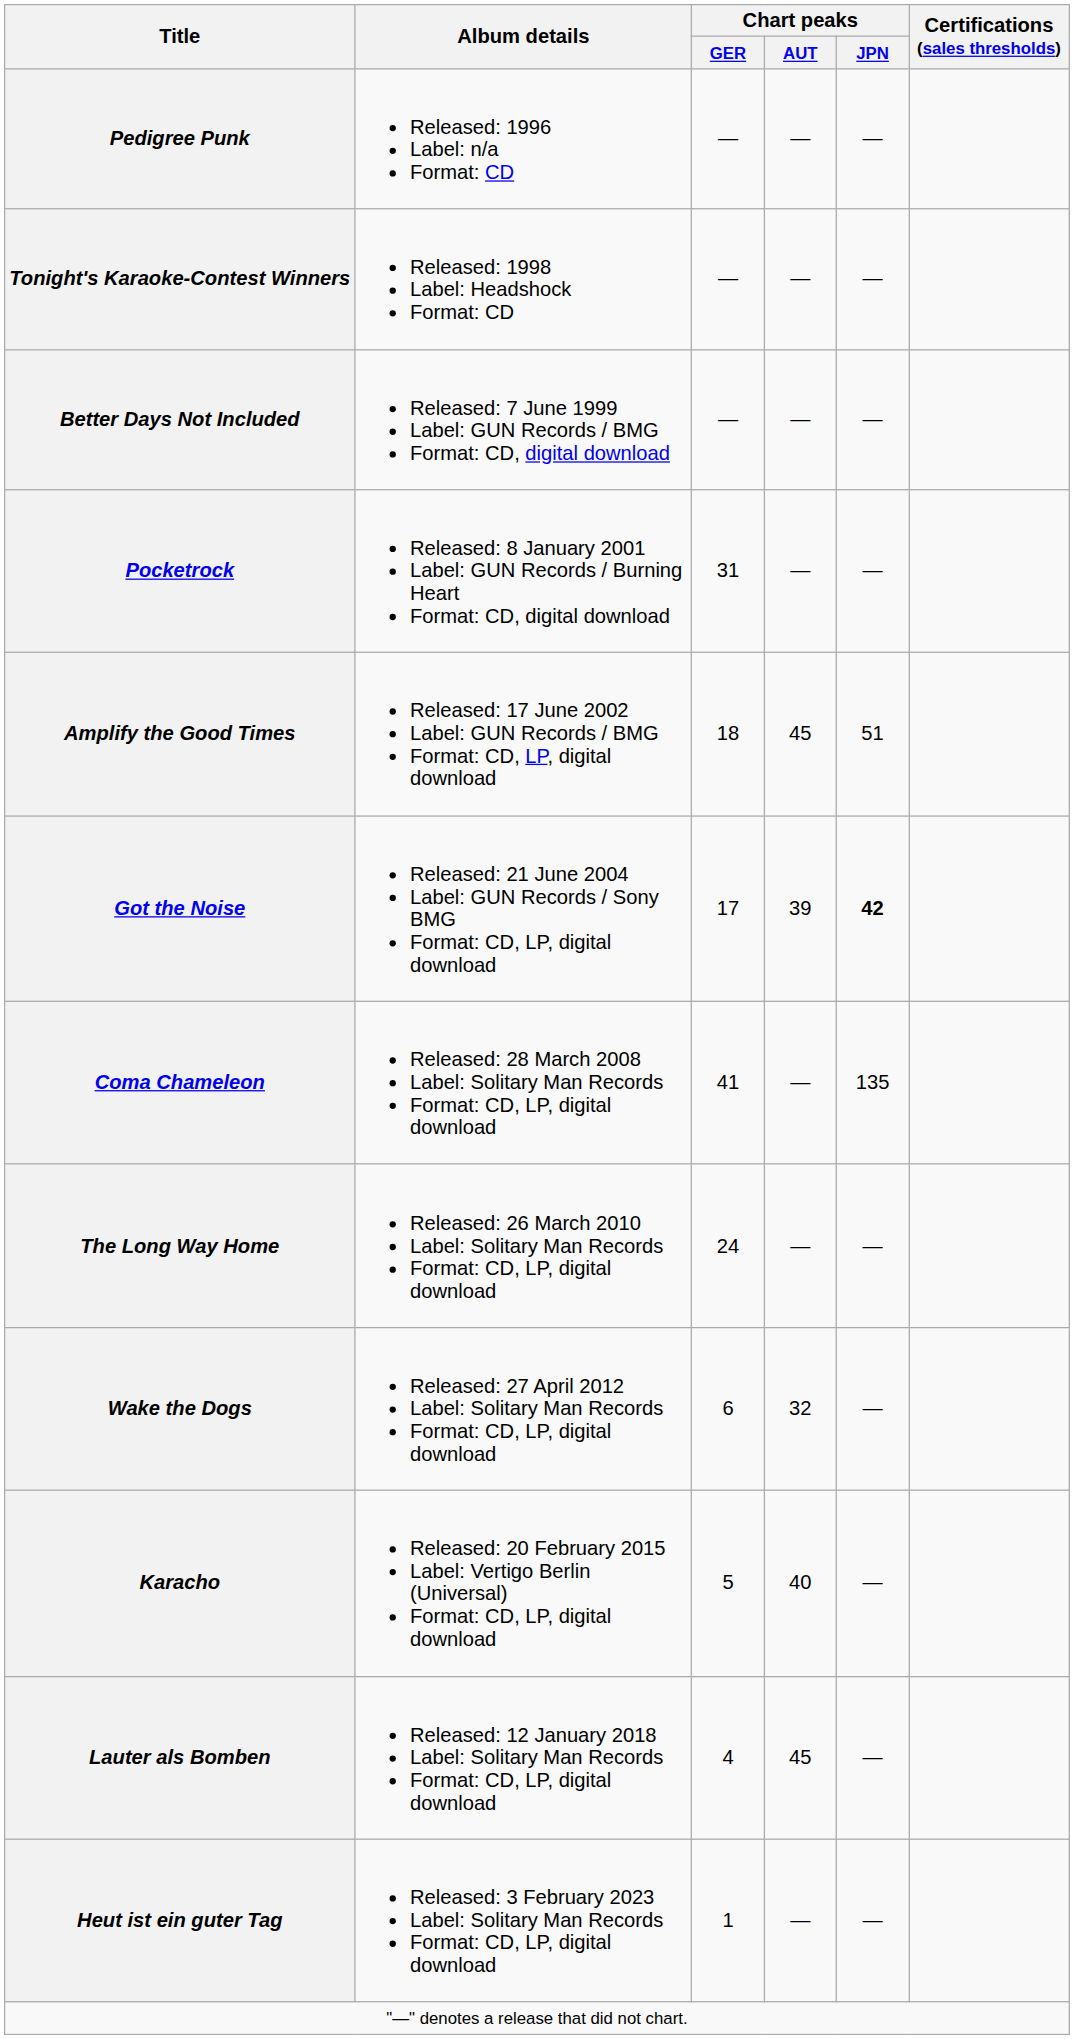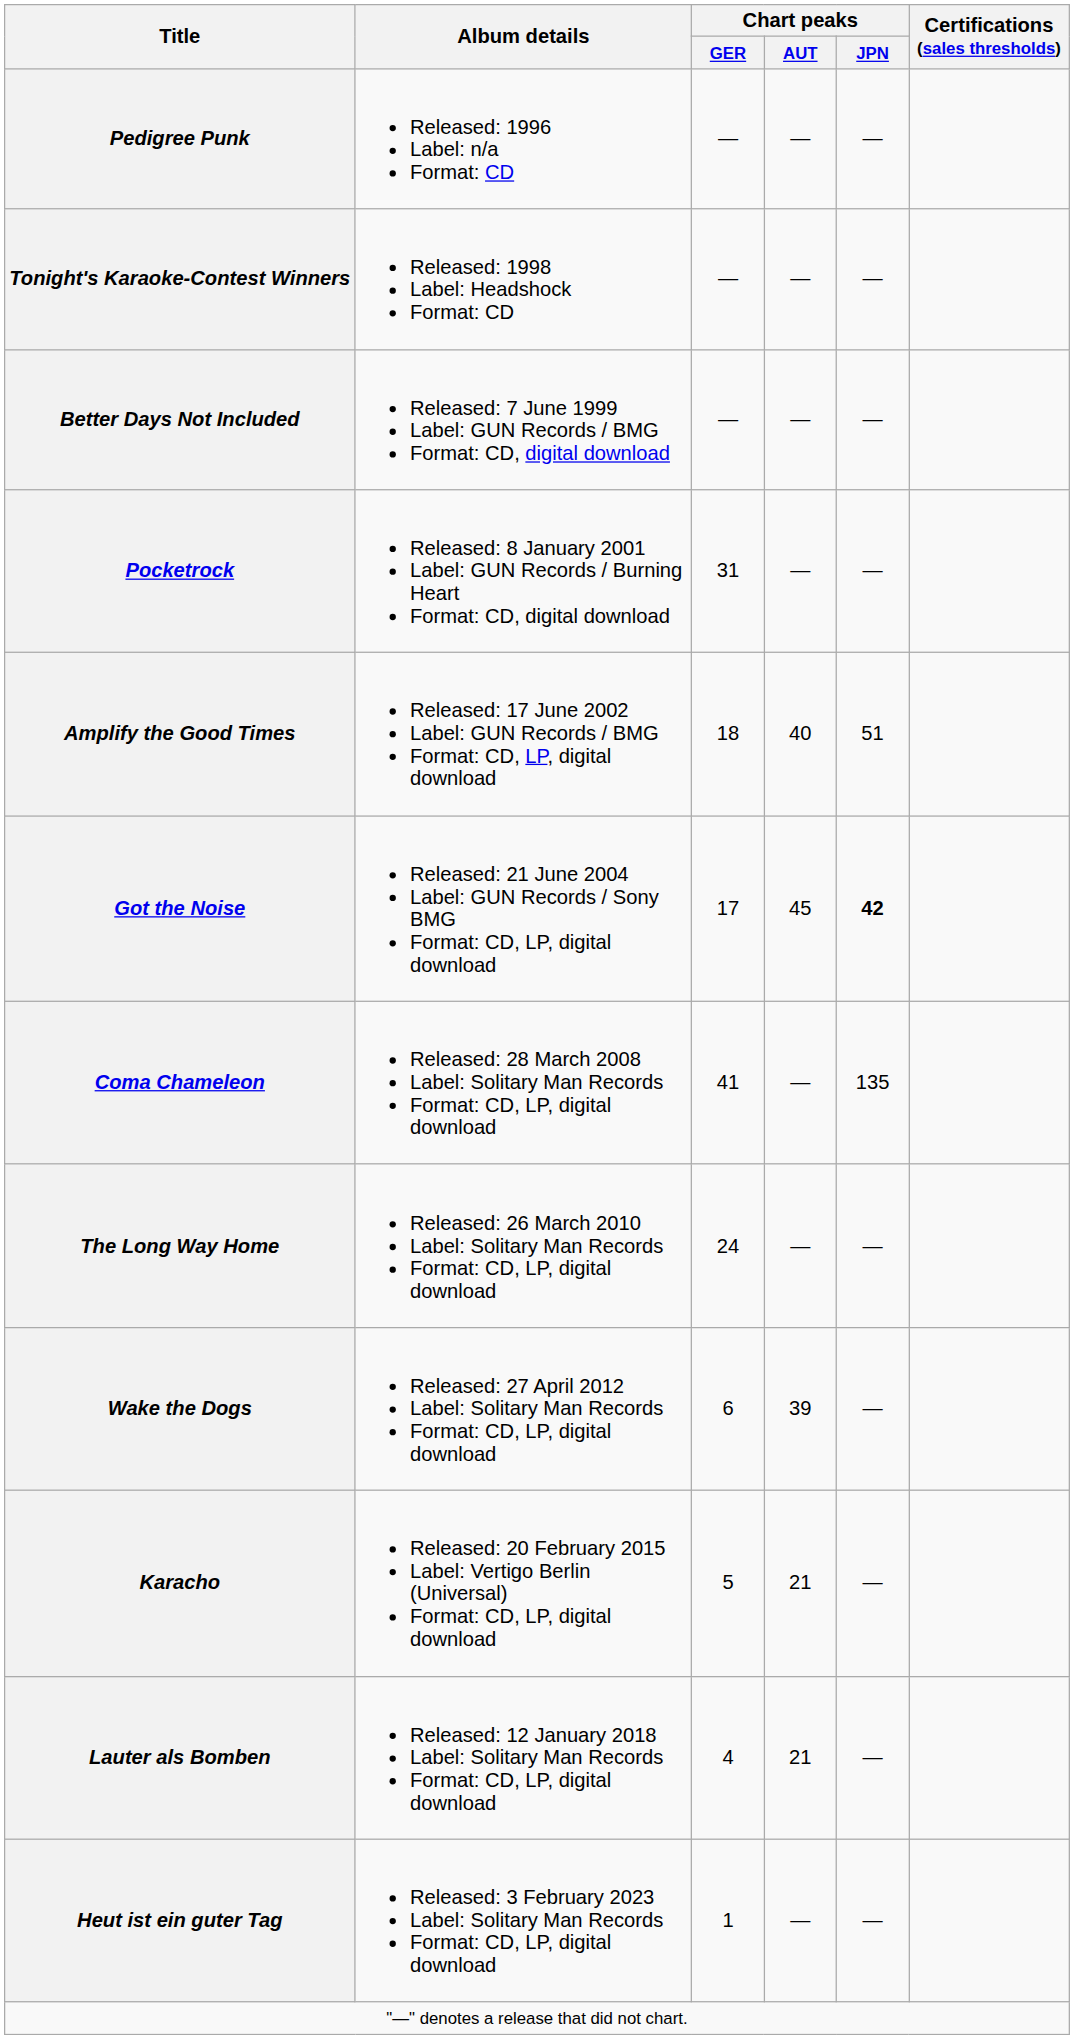(800, 733) 45 -> (800, 733) 40
(800, 908) 39 -> (800, 908) 45
(800, 1408) 32 -> (800, 1408) 39
(800, 1583) 40 -> (800, 1583) 21
(800, 1757) 45 -> (800, 1757) 21
